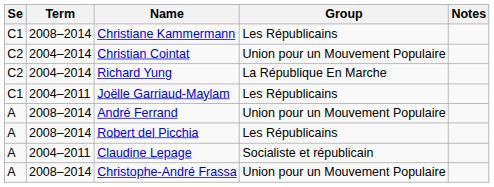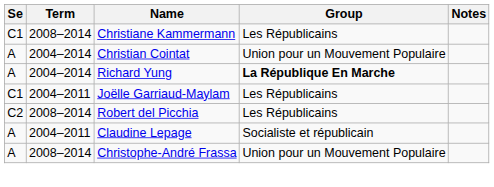(15, 53) C2 -> (11, 53) A
(15, 73) C2 -> (11, 73) A
(315, 73) normal -> (319, 73) bold
- row: (137, 113)
(11, 133) A -> (15, 113) C2
